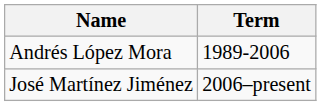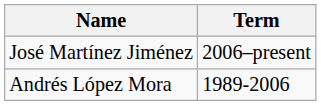rows swapped: (90, 52) <-> (101, 84)
